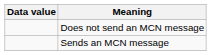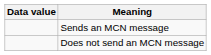rows swapped: (132, 27) <-> (115, 43)
